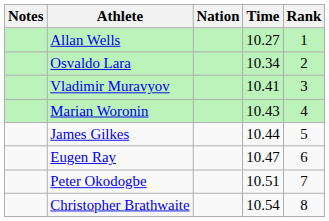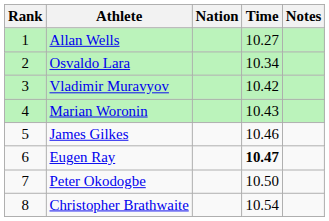columns swapped: (304, 16) <-> (26, 16)
(263, 87) 10.41 -> (262, 87) 10.42
(263, 134) 10.44 -> (262, 134) 10.46
(263, 157) normal -> (262, 157) bold
(263, 181) 10.51 -> (262, 181) 10.50
